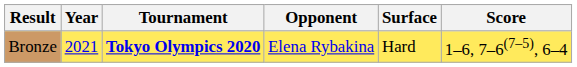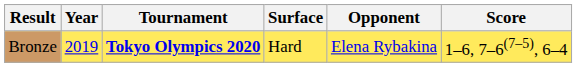columns swapped: (410, 17) <-> (321, 17)
(81, 46) 2021 -> (81, 46) 2019
